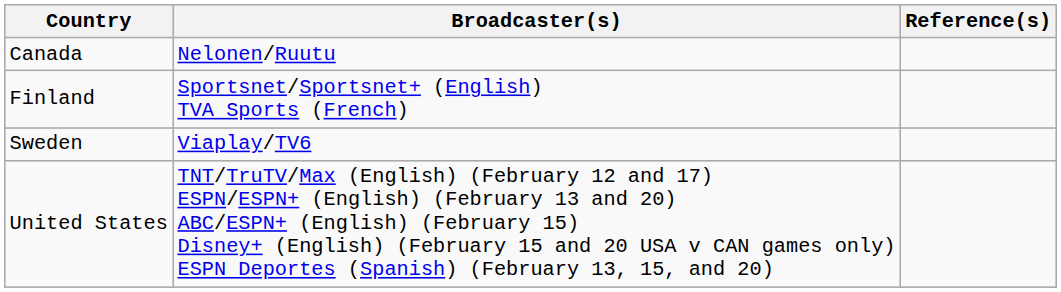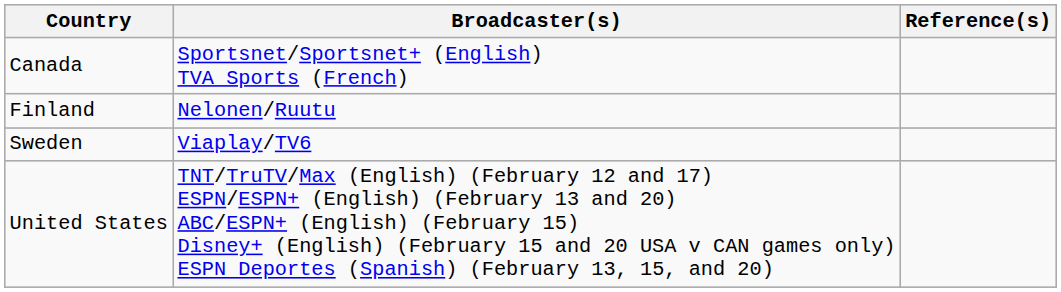(257, 54) Nelonen/Ruutu -> (360, 66) Sportsnet/Sportsnet+ (English) TVA Sports (French)
(360, 99) Sportsnet/Sportsnet+ (English) TVA Sports (French) -> (257, 111) Nelonen/Ruutu
